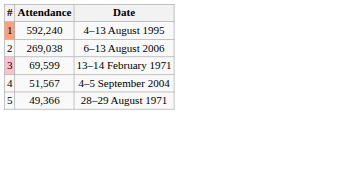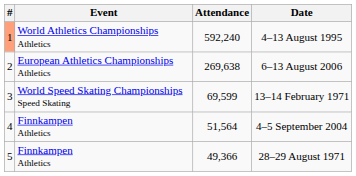+ column: (104, 13)
(44, 48) 269,038 -> (222, 66) 269,638
(10, 65) pink background -> (10, 96) no background
(44, 83) 51,567 -> (222, 126) 51,564
